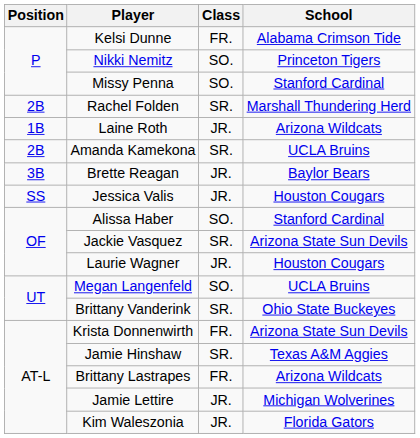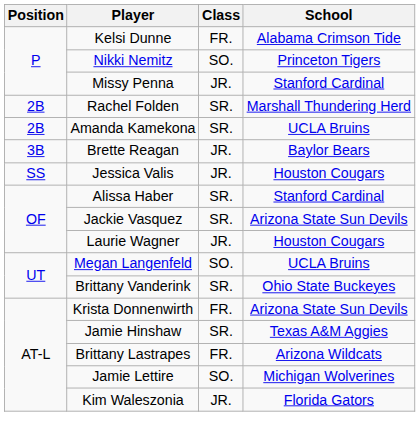(221, 83) SO. -> (221, 83) JR.
- row: (133, 128)
(221, 219) SO. -> (221, 196) SR.
(221, 399) JR. -> (221, 377) SO.
